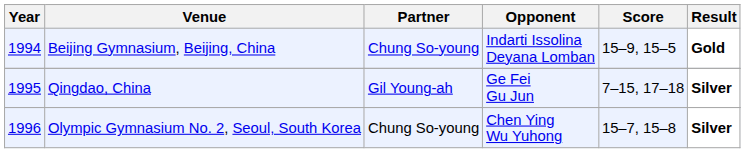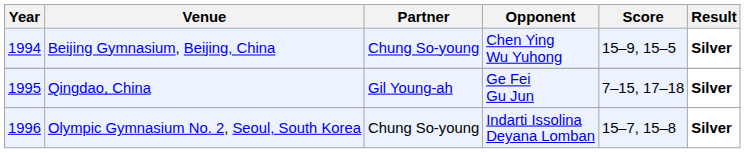(541, 48) Indarti Issolina Deyana Lomban -> (524, 48) Chen Ying Wu Yuhong
(708, 48) Gold -> (711, 48) Silver
(524, 128) Chen Ying Wu Yuhong -> (541, 128) Indarti Issolina Deyana Lomban
